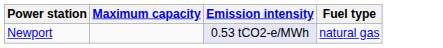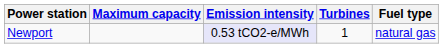+ column: (345, 14)
